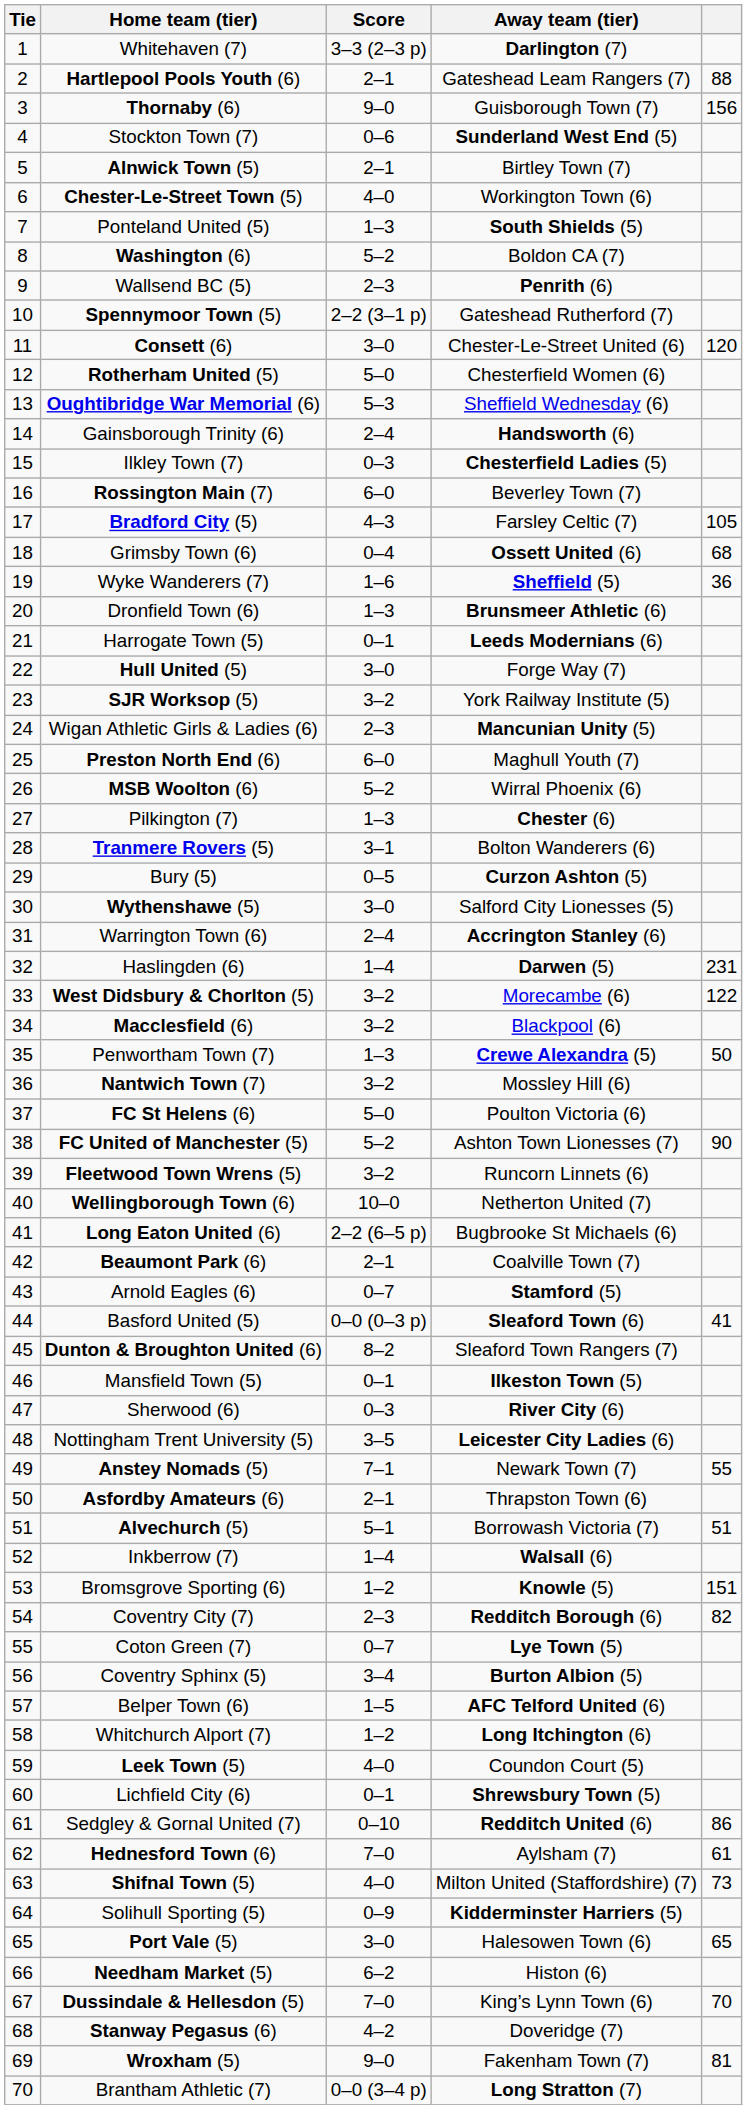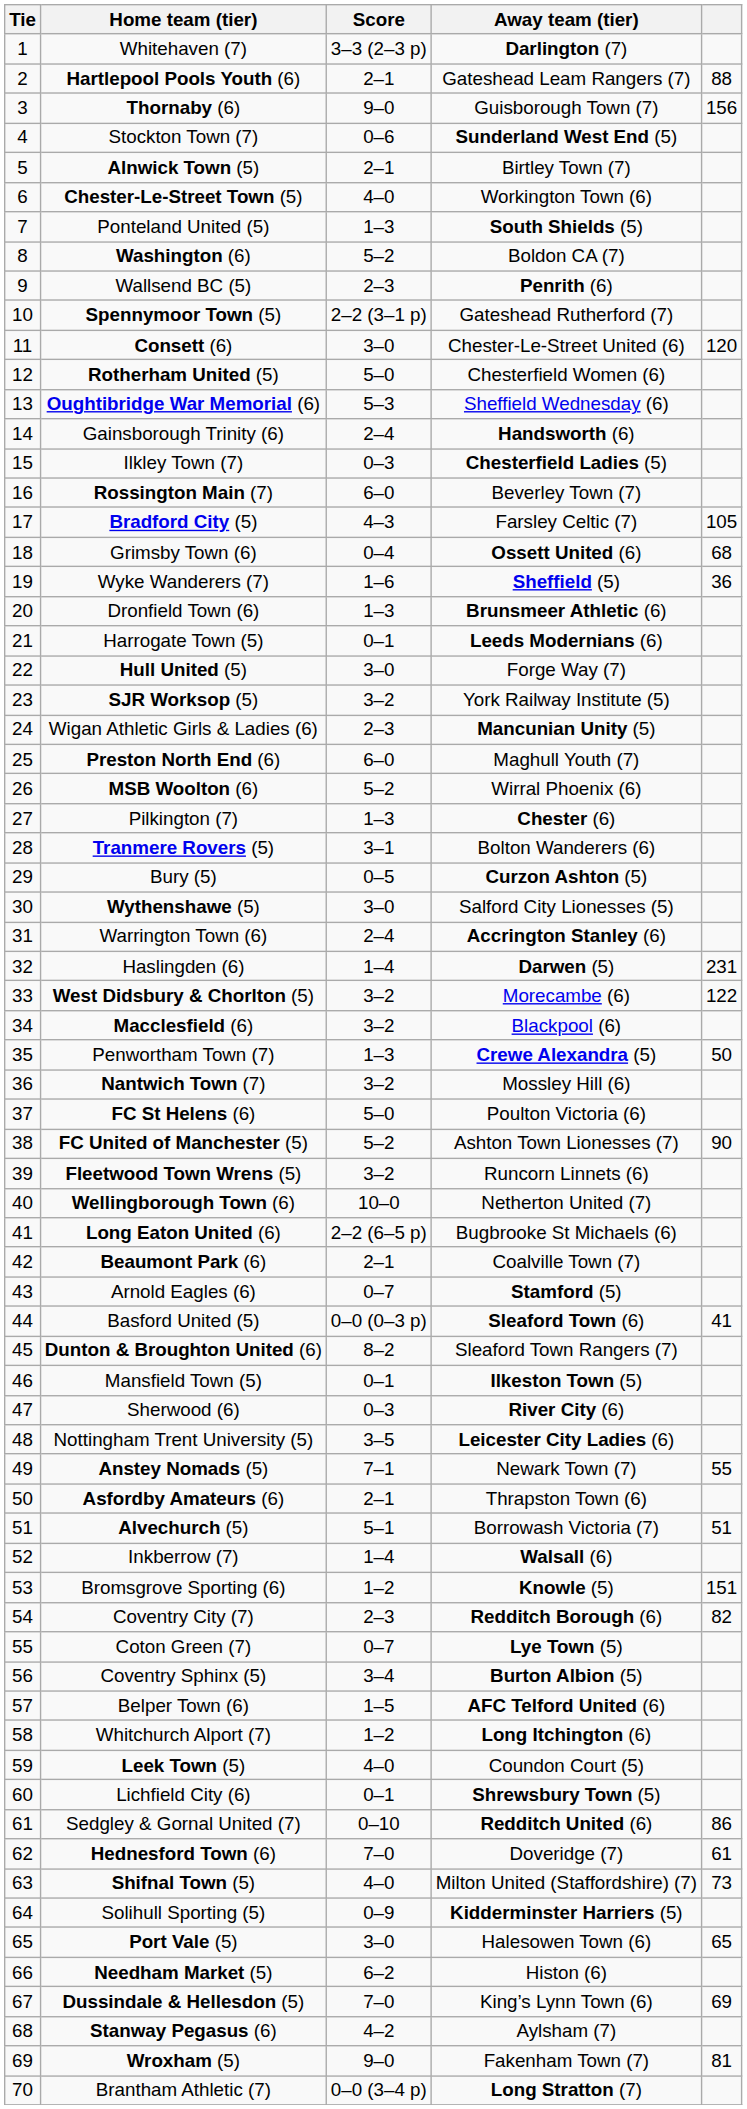(566, 1853) Aylsham (7) -> (566, 1853) Doveridge (7)
(722, 2001) 70 -> (722, 2001) 69
(566, 2031) Doveridge (7) -> (566, 2031) Aylsham (7)
